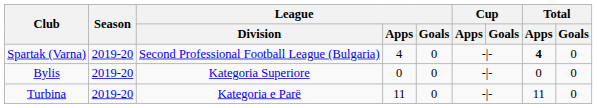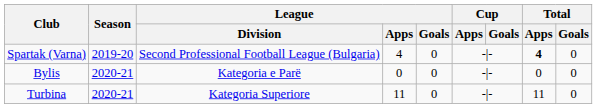(112, 73) 2019-20 -> (112, 73) 2020-21
(259, 73) Kategoria Superiore -> (259, 73) Kategoria e Parë
(112, 93) 2019-20 -> (112, 93) 2020-21
(259, 93) Kategoria e Parë -> (259, 93) Kategoria Superiore
